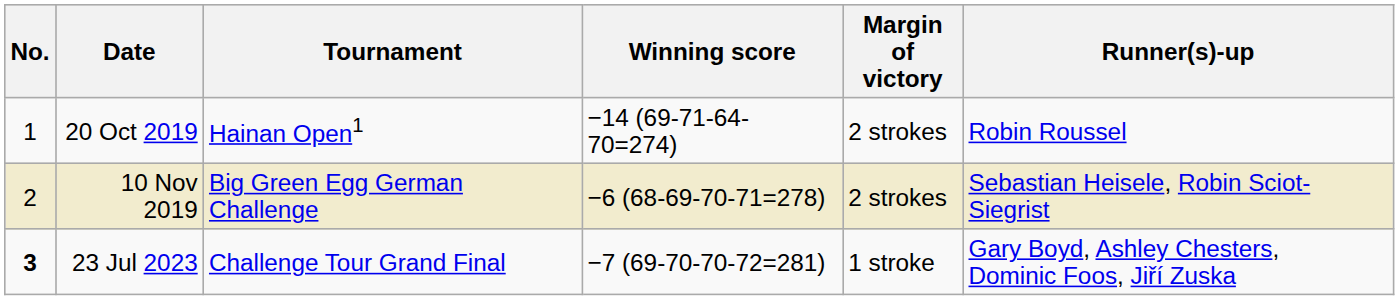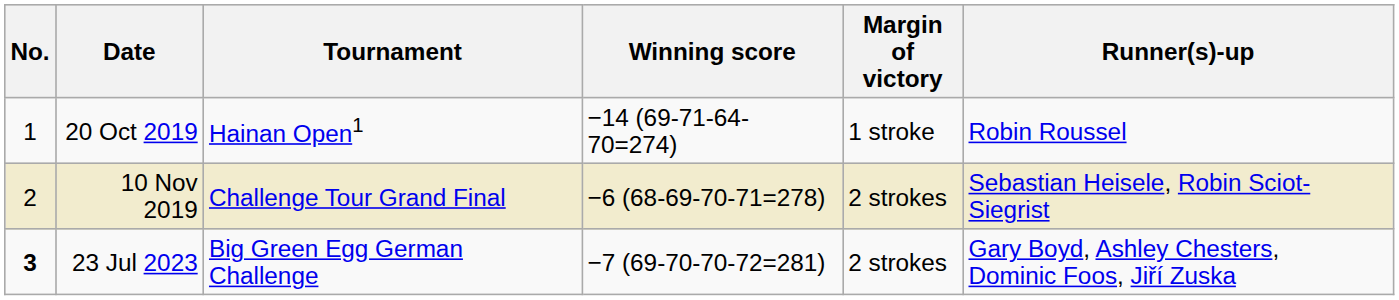(898, 131) 2 strokes -> (891, 131) 1 stroke
(336, 196) Big Green Egg German Challenge -> (357, 196) Challenge Tour Grand Final
(357, 262) Challenge Tour Grand Final -> (336, 262) Big Green Egg German Challenge
(891, 262) 1 stroke -> (898, 262) 2 strokes
